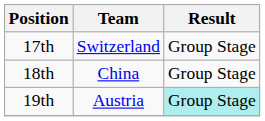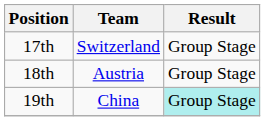(118, 73) China -> (118, 73) Austria
(118, 101) Austria -> (118, 101) China
